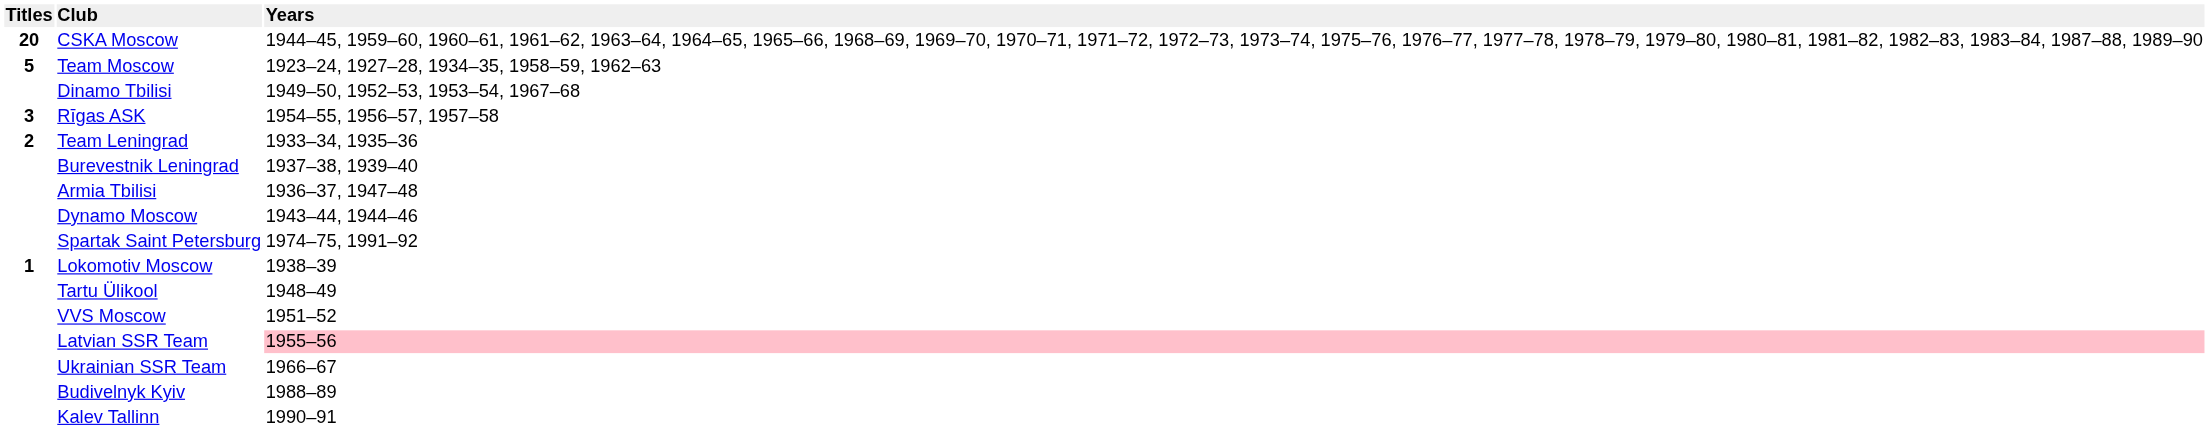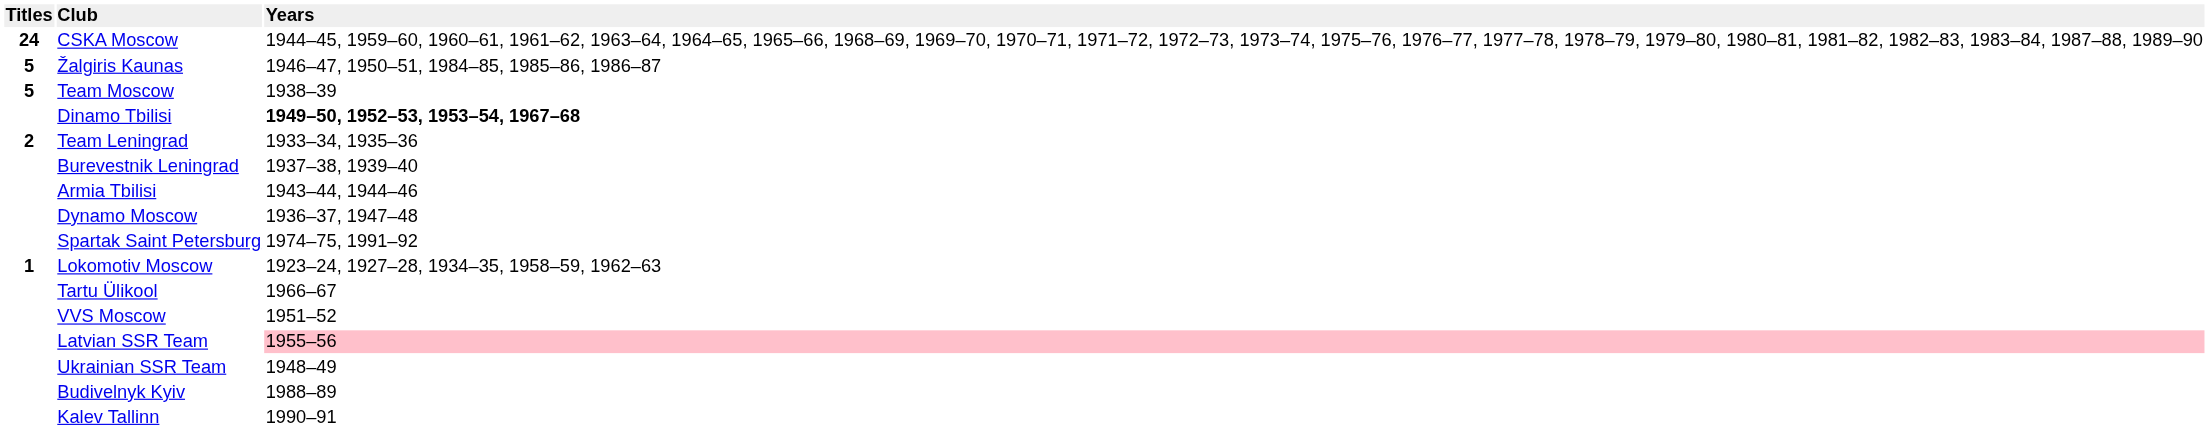(29, 40) 20 -> (29, 40) 24
+ row: (120, 65)
(463, 65) 1923–24, 1927–28, 1934–35, 1958–59, 1962–63 -> (301, 90) 1938–39
(423, 90) normal -> (423, 115) bold
- row: (101, 115)
(342, 191) 1936–37, 1947–48 -> (342, 191) 1943–44, 1944–46
(342, 216) 1943–44, 1944–46 -> (342, 216) 1936–37, 1947–48
(301, 266) 1938–39 -> (463, 266) 1923–24, 1927–28, 1934–35, 1958–59, 1962–63
(301, 291) 1948–49 -> (301, 291) 1966–67
(301, 366) 1966–67 -> (301, 366) 1948–49
